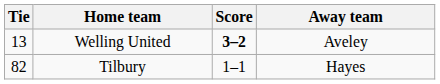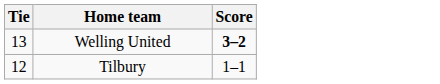- column: (346, 16)
(19, 66) 82 -> (19, 66) 12
